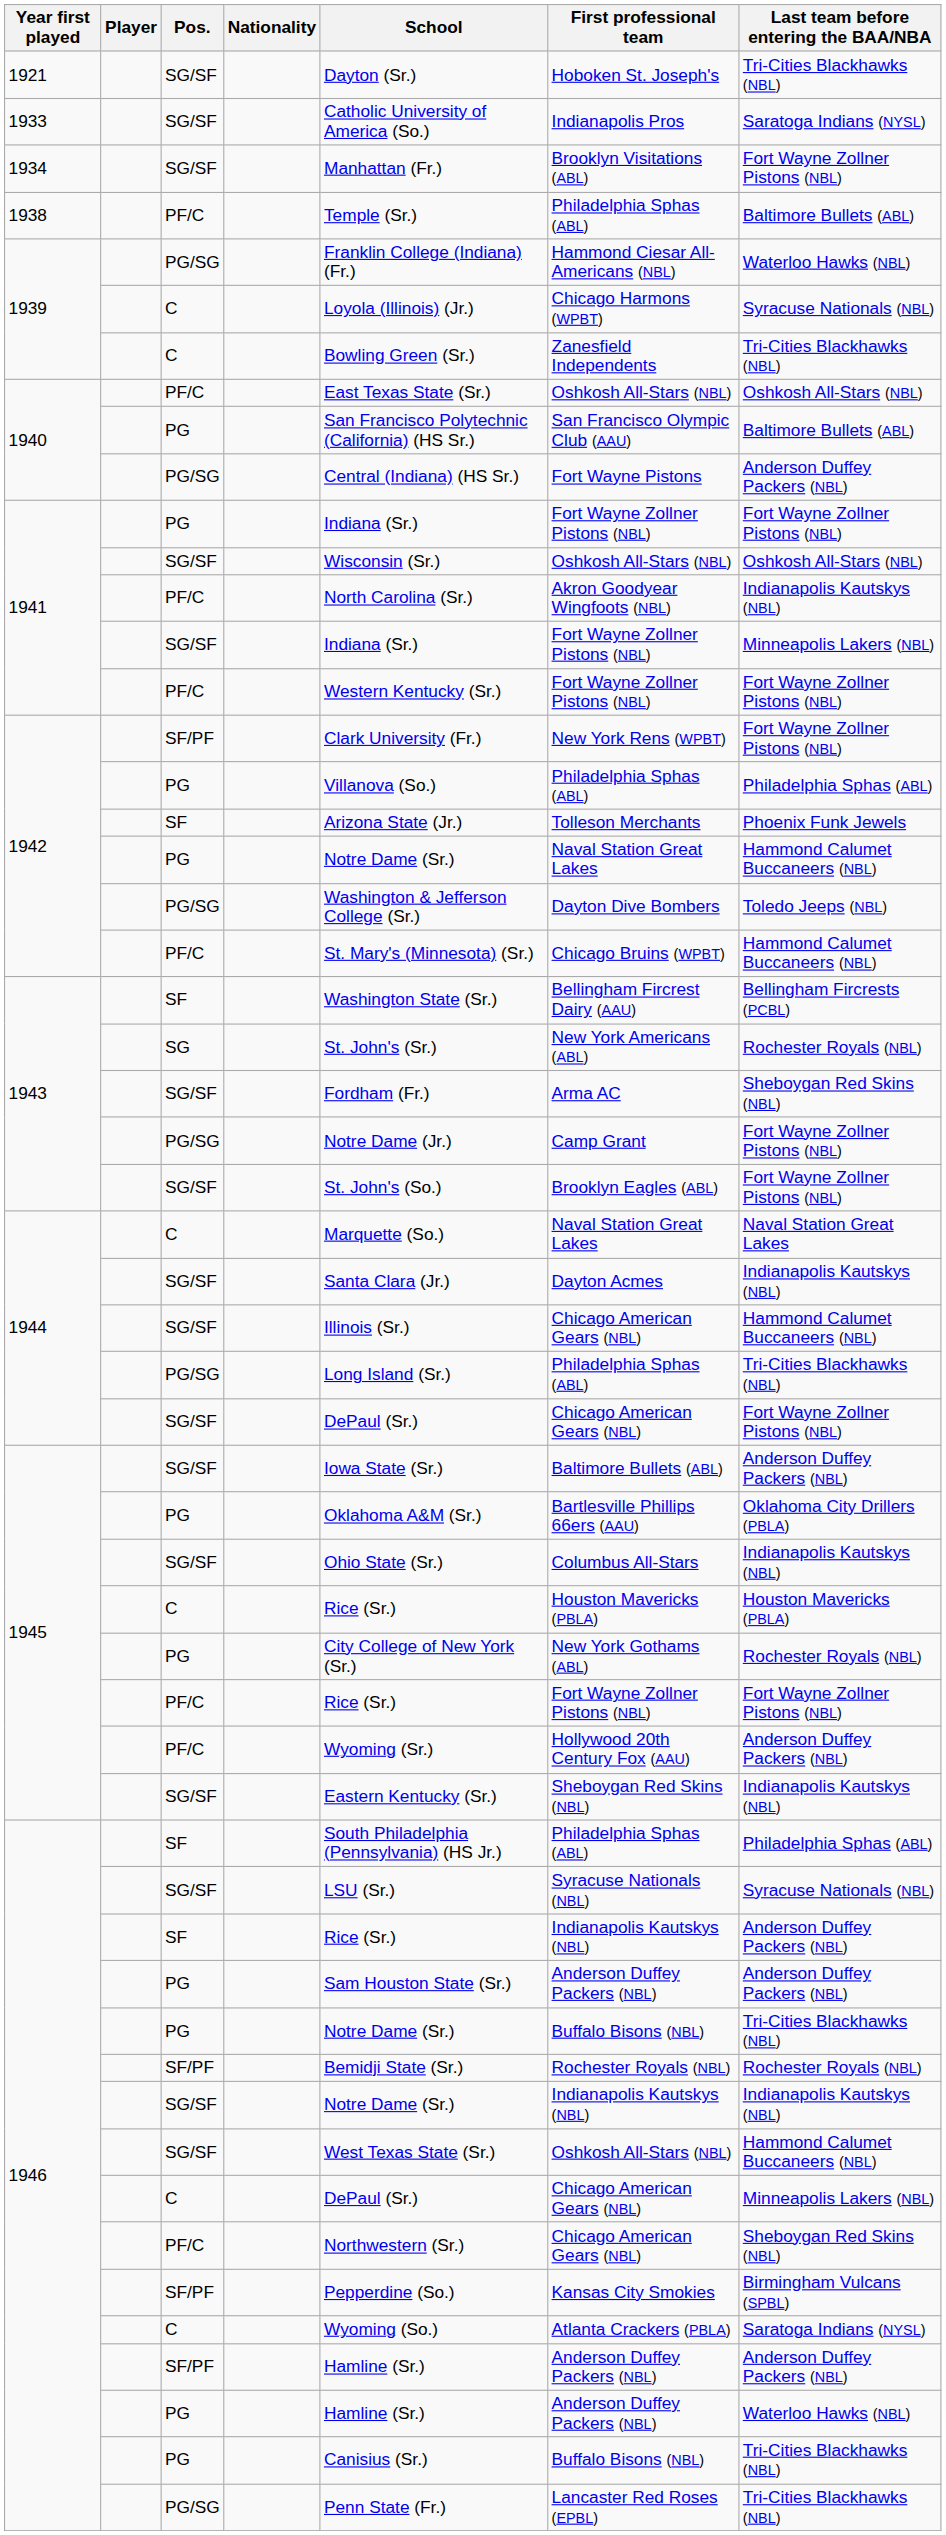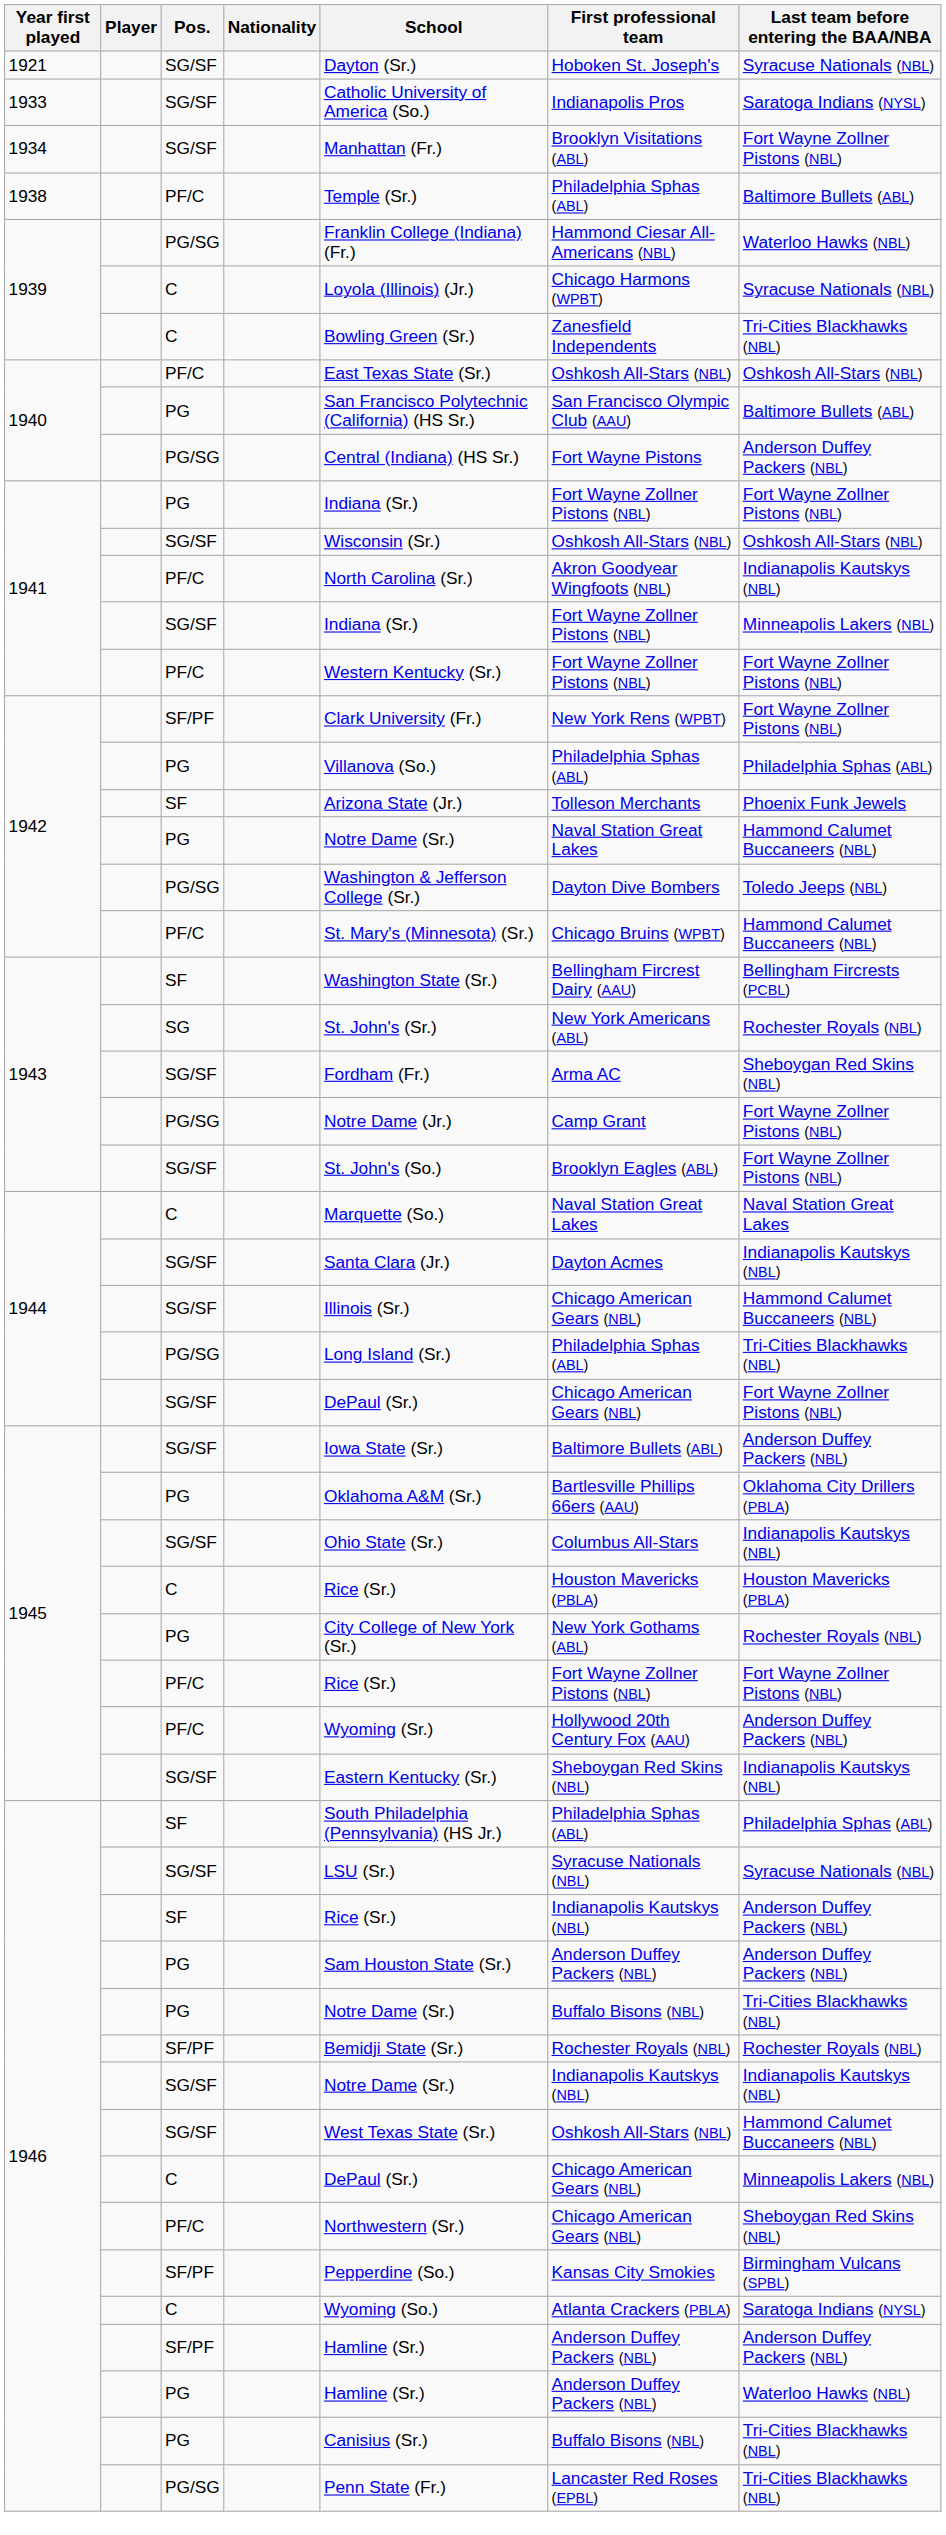(825, 74) Tri-Cities Blackhawks (NBL) -> (838, 65) Syracuse Nationals (NBL)
